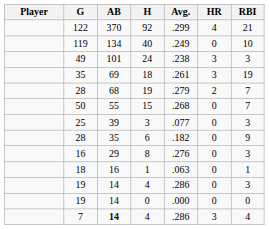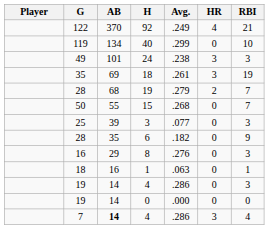(181, 28) .299 -> (181, 28) .249
(181, 43) .249 -> (181, 43) .299
